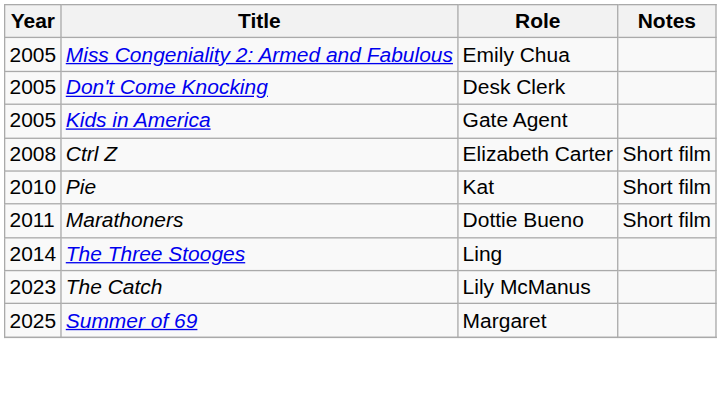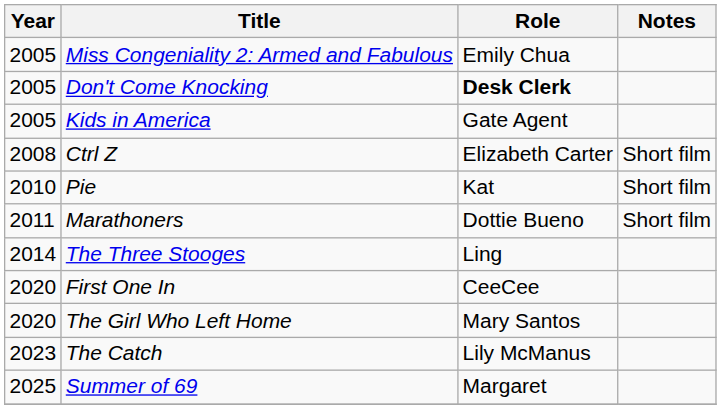(514, 87) normal -> (517, 87) bold
+ row: (121, 287)
+ row: (179, 320)
